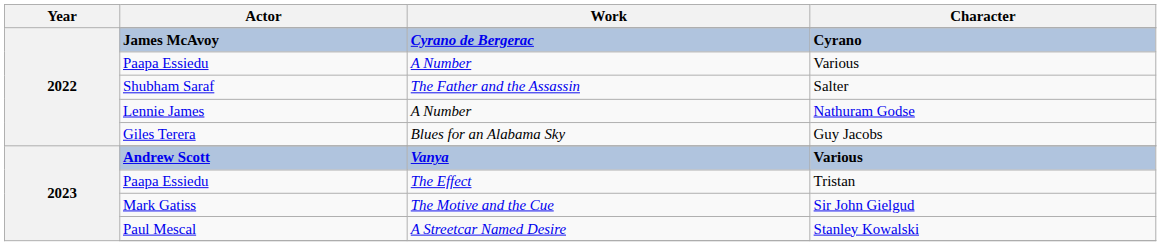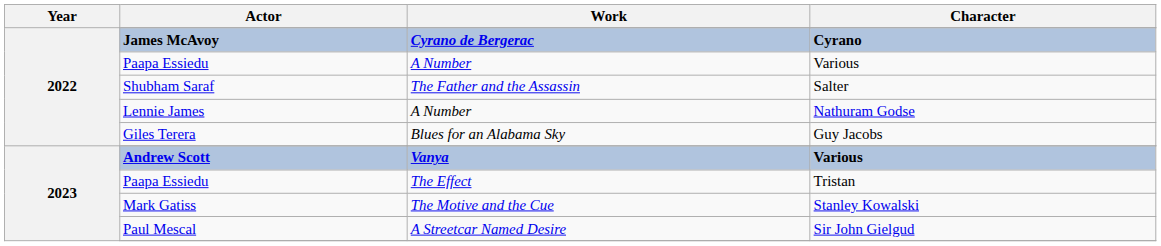(864, 205) Sir John Gielgud -> (866, 205) Stanley Kowalski
(866, 228) Stanley Kowalski -> (864, 228) Sir John Gielgud
